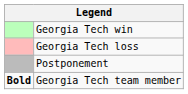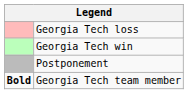rows swapped: (84, 29) <-> (87, 46)
